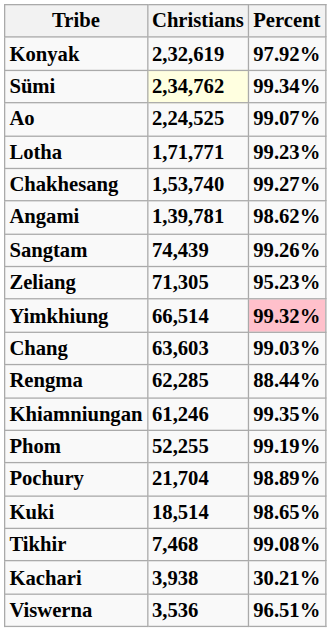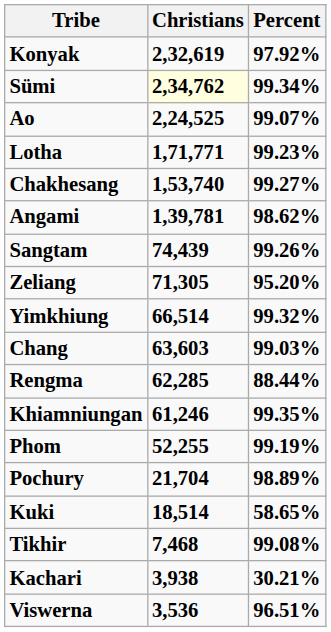(287, 282) 95.23% -> (287, 282) 95.20%
(287, 315) pink background -> (287, 315) no background
(287, 511) 98.65% -> (287, 511) 58.65%
